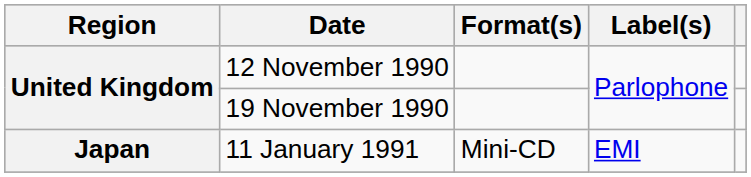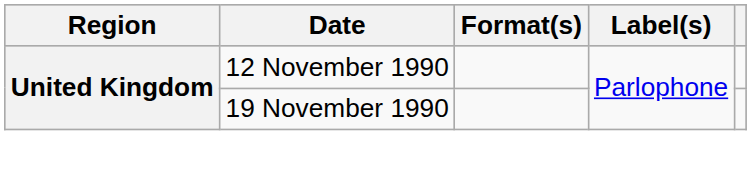- row: (322, 150)
